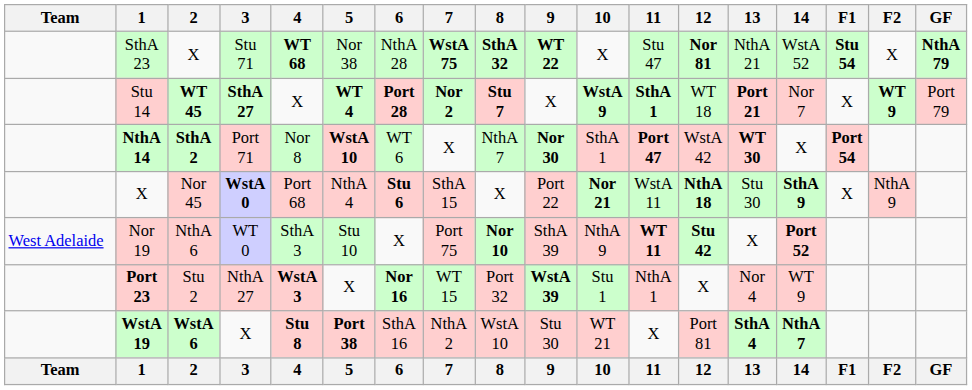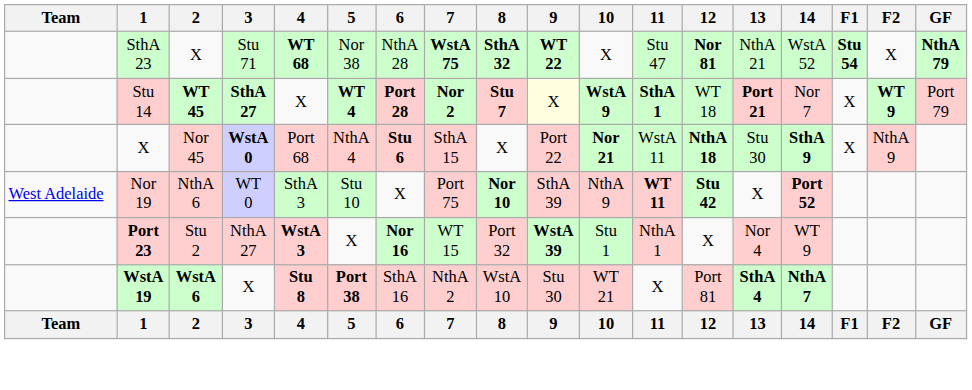(551, 101) no background -> (553, 101) lightyellow background
- row: (142, 147)
